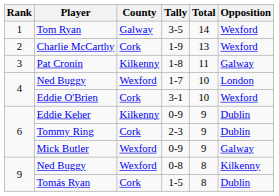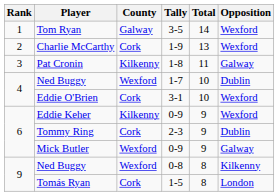(237, 81) London -> (235, 81) Dublin
(235, 115) Dublin -> (239, 115) Wexford
(235, 183) Dublin -> (237, 183) London
